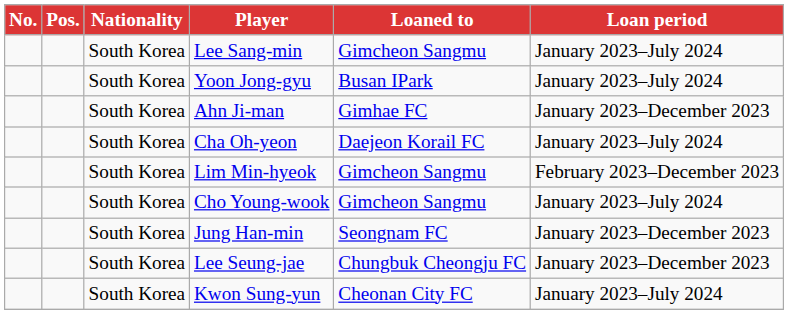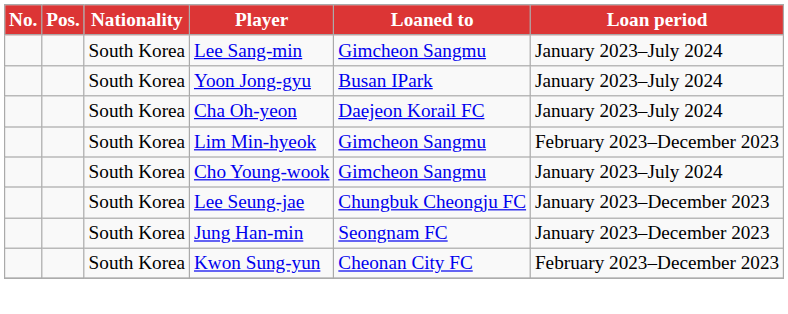- row: (239, 111)
rows swapped: (249, 232) <-> (249, 263)
(629, 293) January 2023–July 2024 -> (657, 263) February 2023–December 2023
